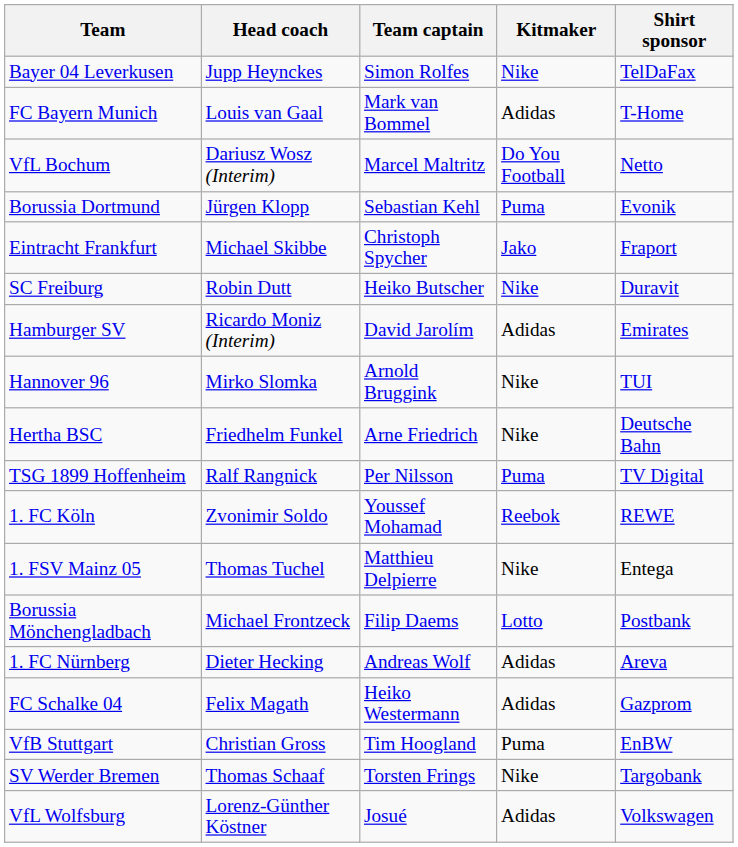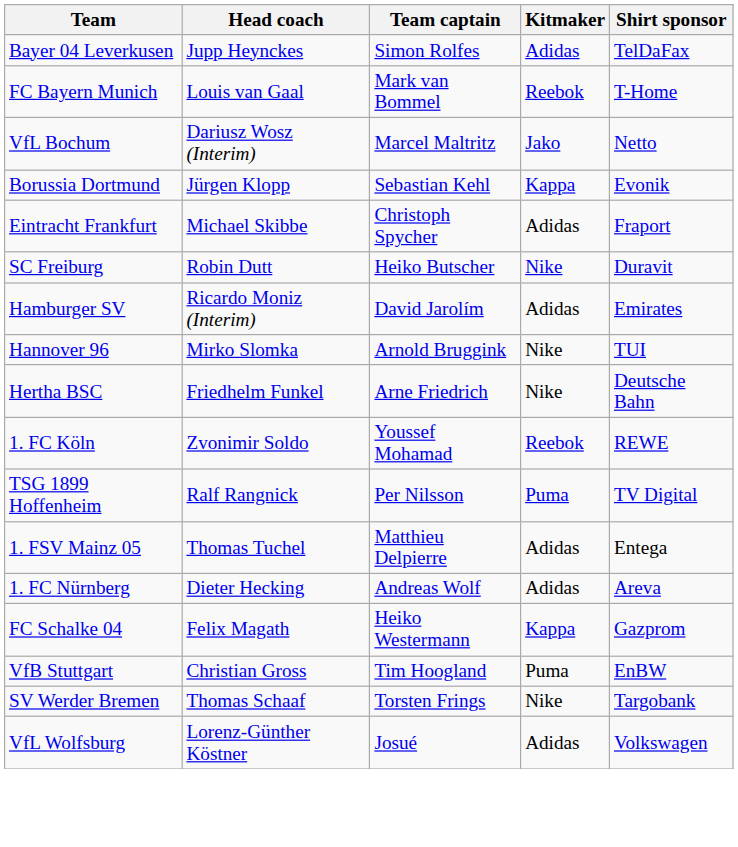(520, 71) Nike -> (552, 50) Adidas
(528, 113) Adidas -> (554, 91) Reebok
(533, 165) Do You Football -> (543, 143) Jako
(523, 206) Puma -> (550, 184) Kappa
(519, 247) Jako -> (552, 225) Adidas
rows swapped: (97, 475) <-> (52, 516)
(520, 568) Nike -> (552, 547) Adidas
- row: (80, 620)
(528, 703) Adidas -> (550, 629) Kappa
